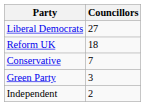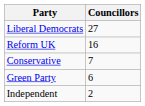(93, 45) 18 -> (93, 45) 16
(90, 77) 3 -> (90, 77) 6
